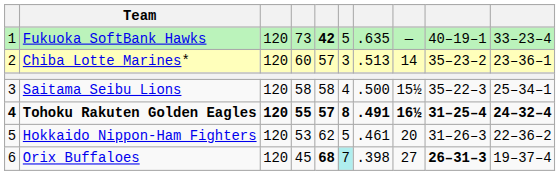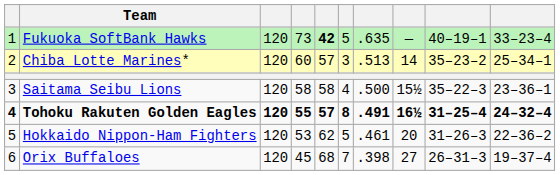(522, 61) 23–36–1 -> (522, 61) 25–34–1
(522, 91) 25–34–1 -> (522, 91) 23–36–1
(327, 159) bold -> (327, 159) normal
(346, 159) paleturquoise background -> (346, 159) no background
(457, 159) bold -> (457, 159) normal
